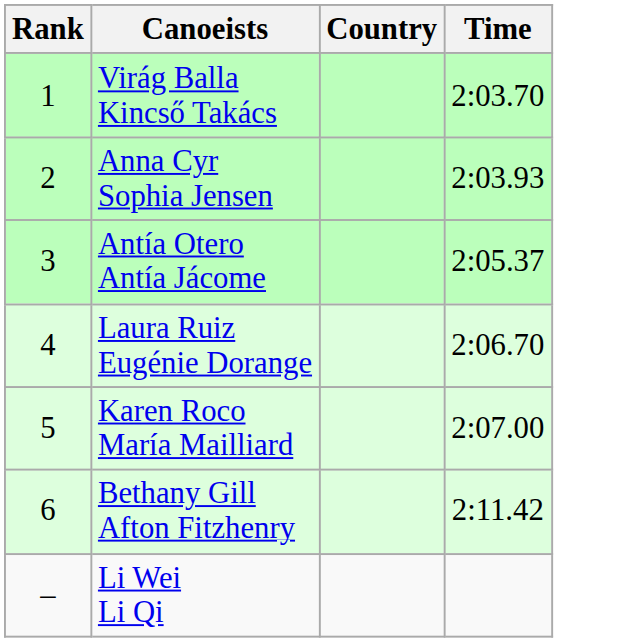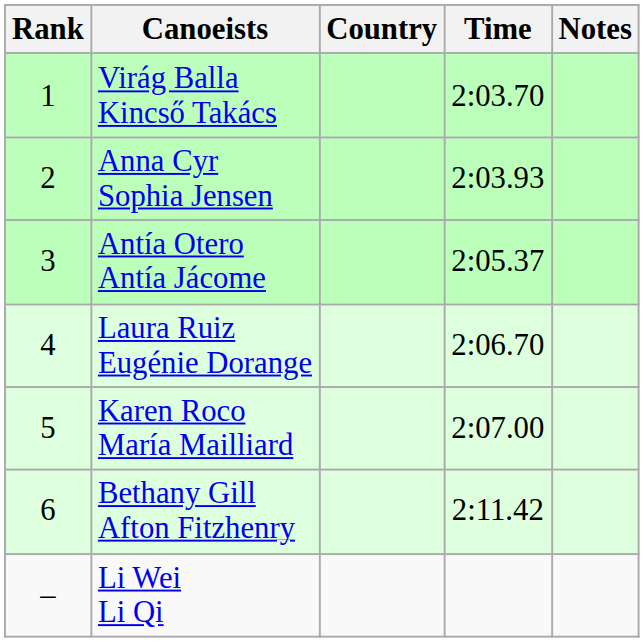+ column: (595, 28)
